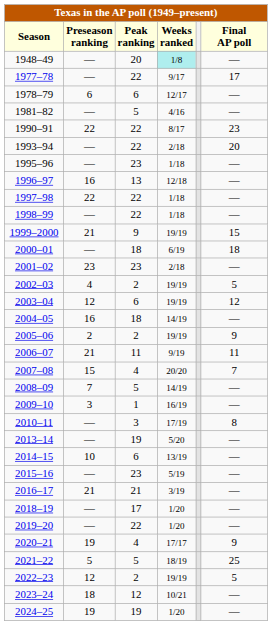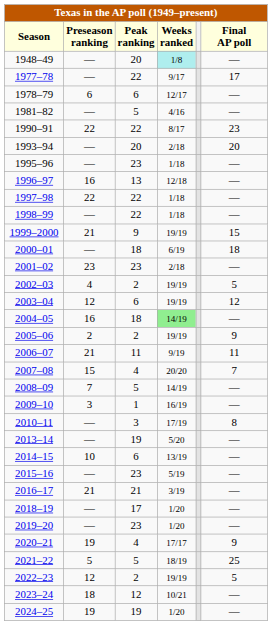(136, 146) 22 -> (136, 146) 20
(177, 319) no background -> (177, 319) lightgreen background
(136, 525) 22 -> (136, 525) 23
